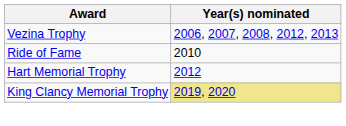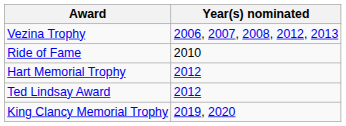+ row: (59, 92)
(205, 92) khaki background -> (205, 111) no background
